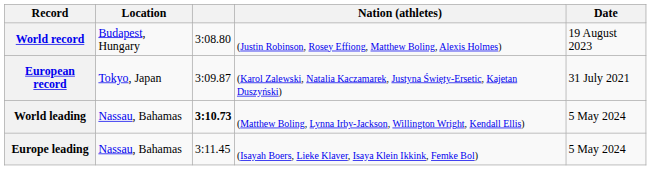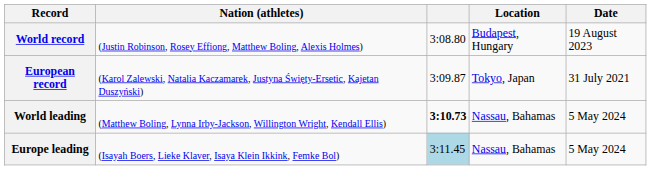columns swapped: (400, 13) <-> (144, 13)
(213, 148) no background -> (448, 148) lightblue background
